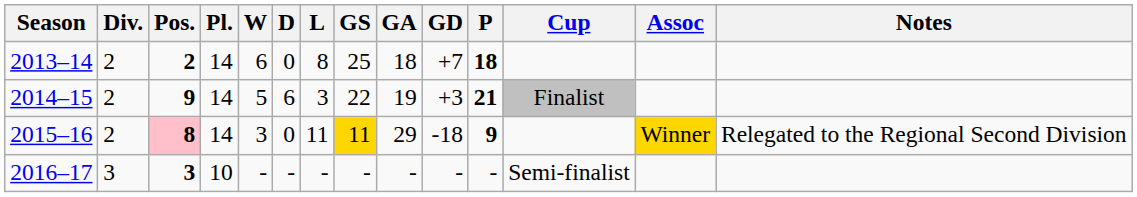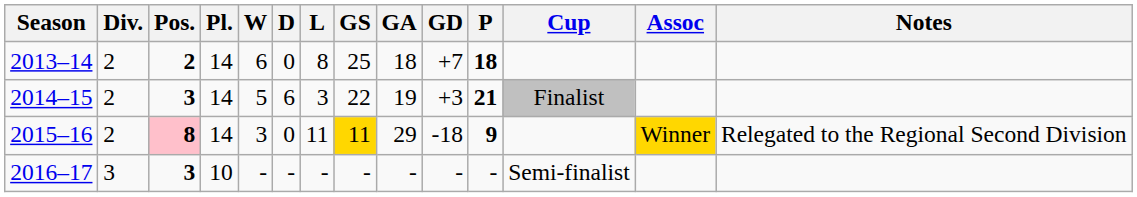(189, 97) 9 -> (189, 97) 3
